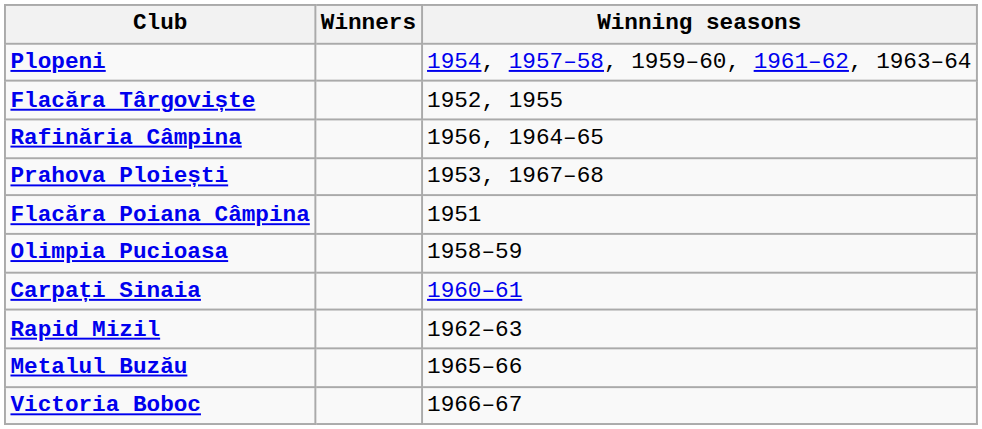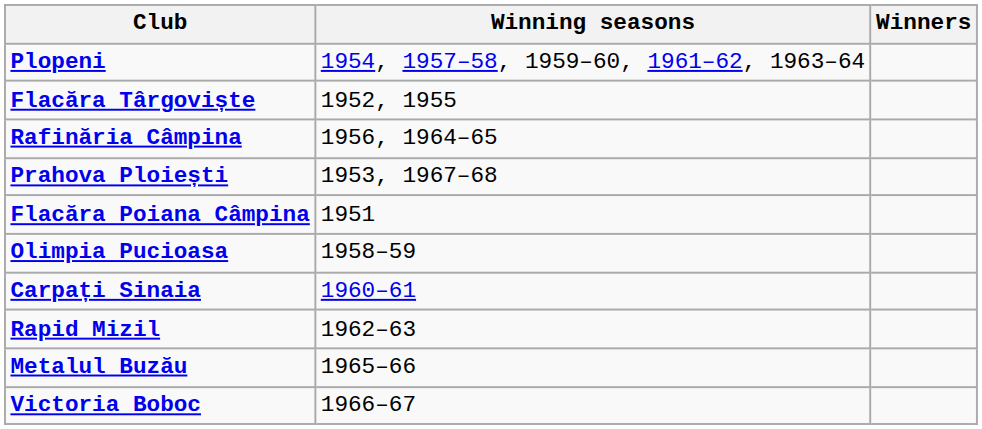columns swapped: (368, 24) <-> (699, 24)
